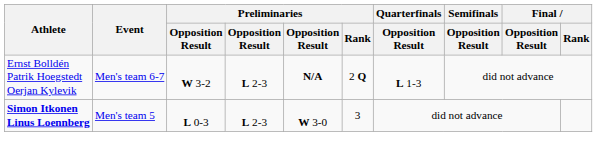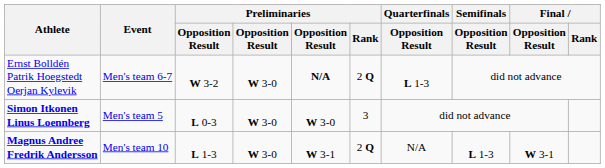(254, 84) L 2-3 -> (262, 84) W 3-0
(254, 122) L 2-3 -> (262, 122) W 3-0
+ row: (52, 147)
